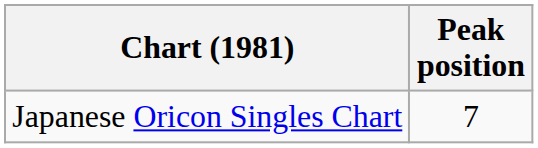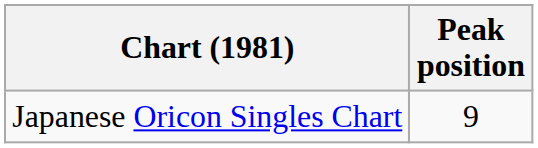(471, 116) 7 -> (471, 116) 9
